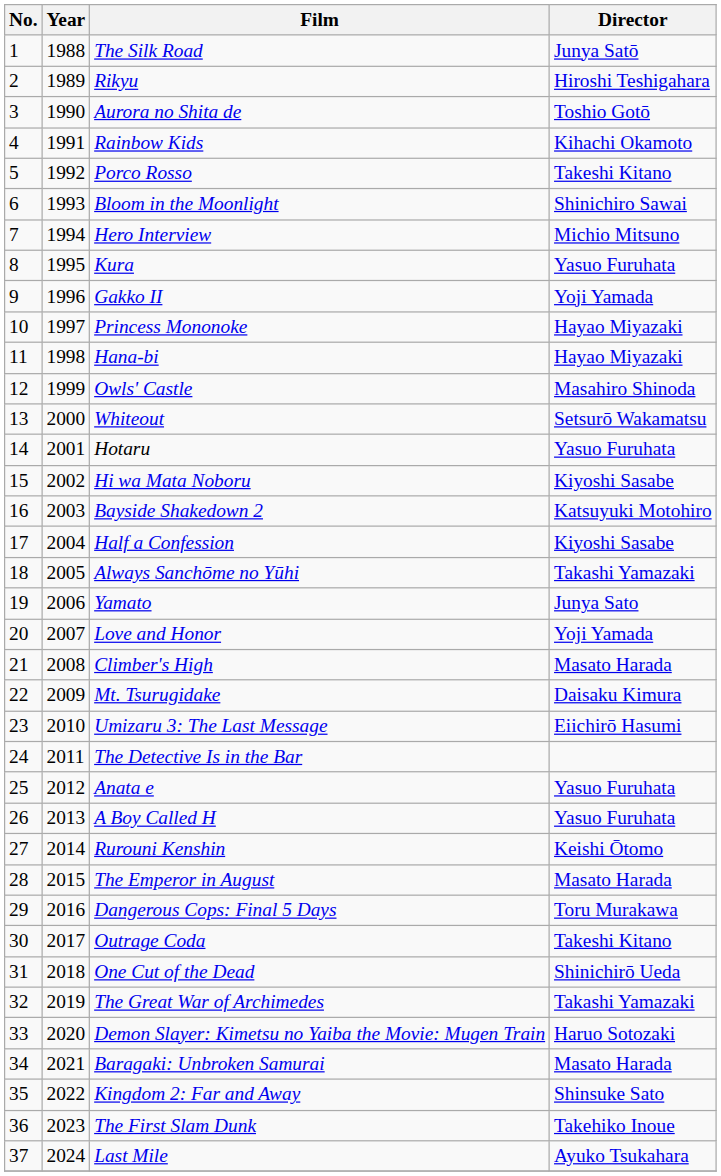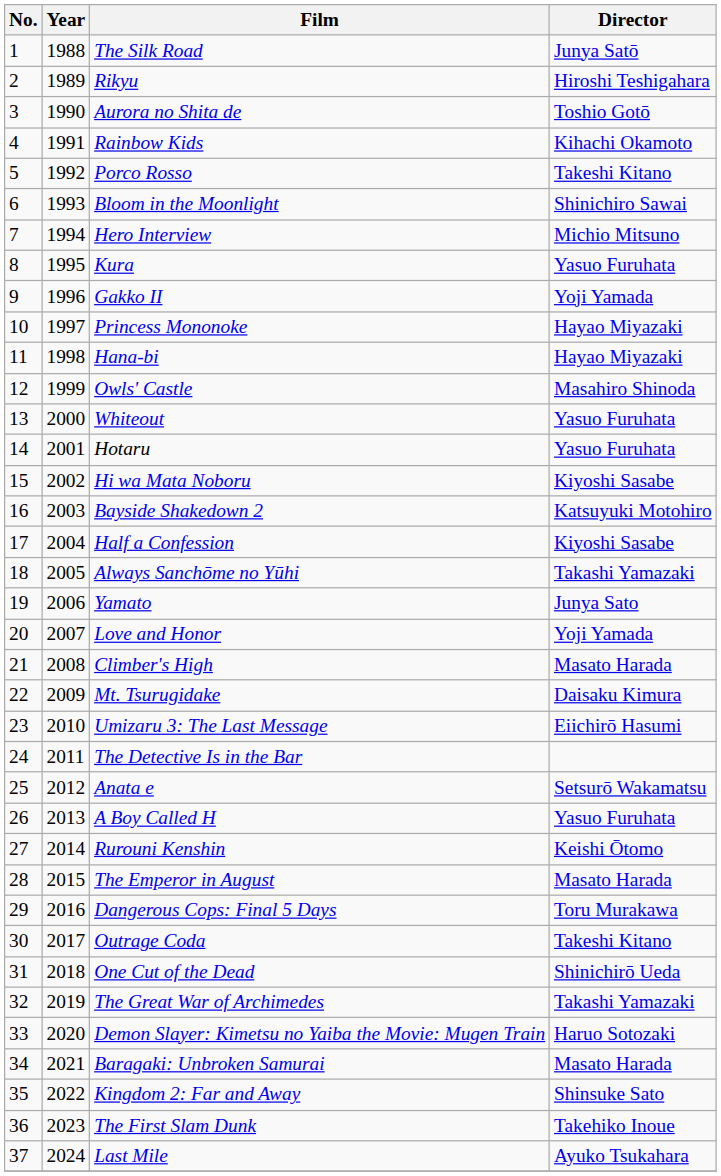(630, 419) Setsurō Wakamatsu -> (615, 419) Yasuo Furuhata
(615, 787) Yasuo Furuhata -> (630, 787) Setsurō Wakamatsu
